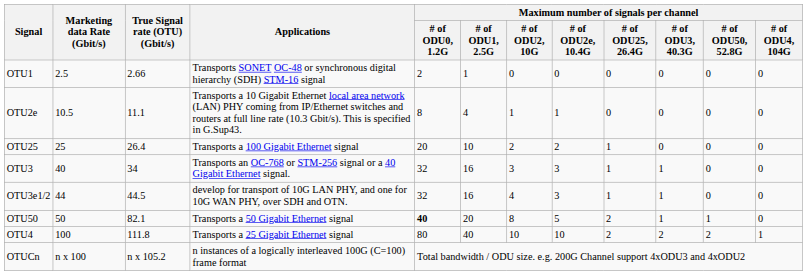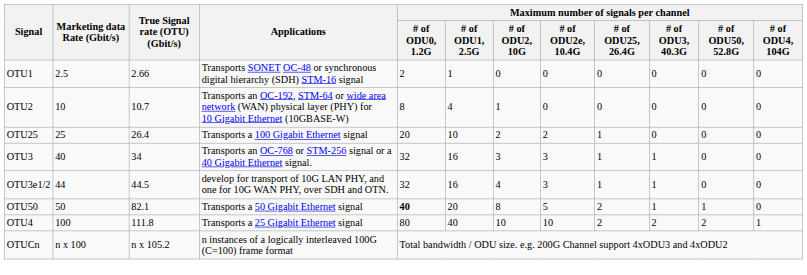+ row: (20, 107)
- row: (22, 113)
